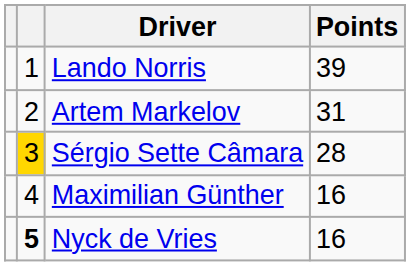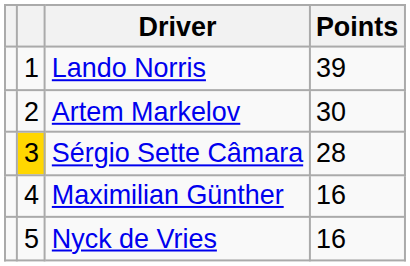(331, 111) 31 -> (331, 111) 30
(32, 238) bold -> (32, 238) normal
